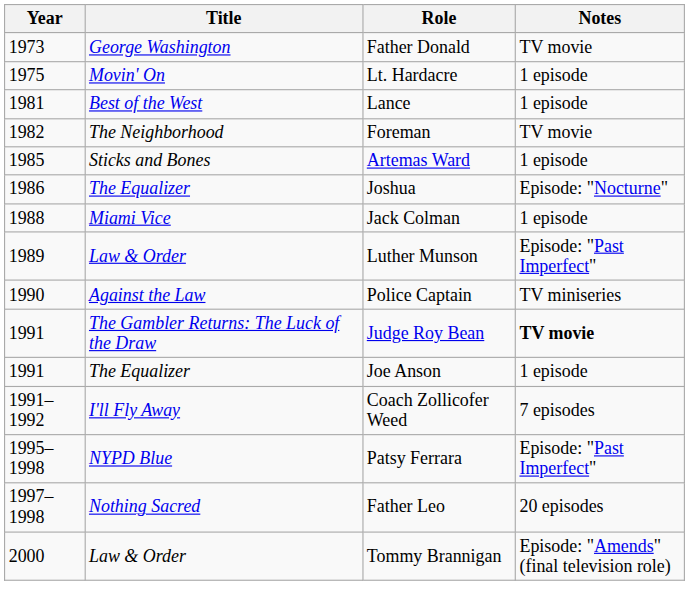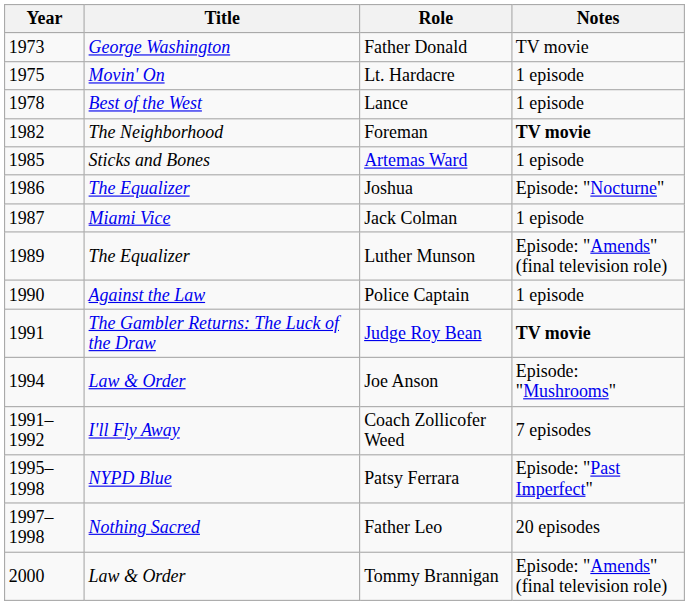(27, 103) 1981 -> (27, 103) 1978
(556, 132) normal -> (553, 132) bold
(27, 217) 1988 -> (27, 217) 1987
(137, 256) Law & Order -> (139, 256) The Equalizer
(572, 256) Episode: "Past Imperfect" -> (591, 256) Episode: "Amends" (final television role)
(570, 294) TV miniseries -> (550, 294) 1 episode
(27, 371) 1991 -> (27, 381) 1994
(140, 371) The Equalizer -> (137, 381) Law & Order
(554, 371) 1 episode -> (566, 381) Episode: "Mushrooms"
